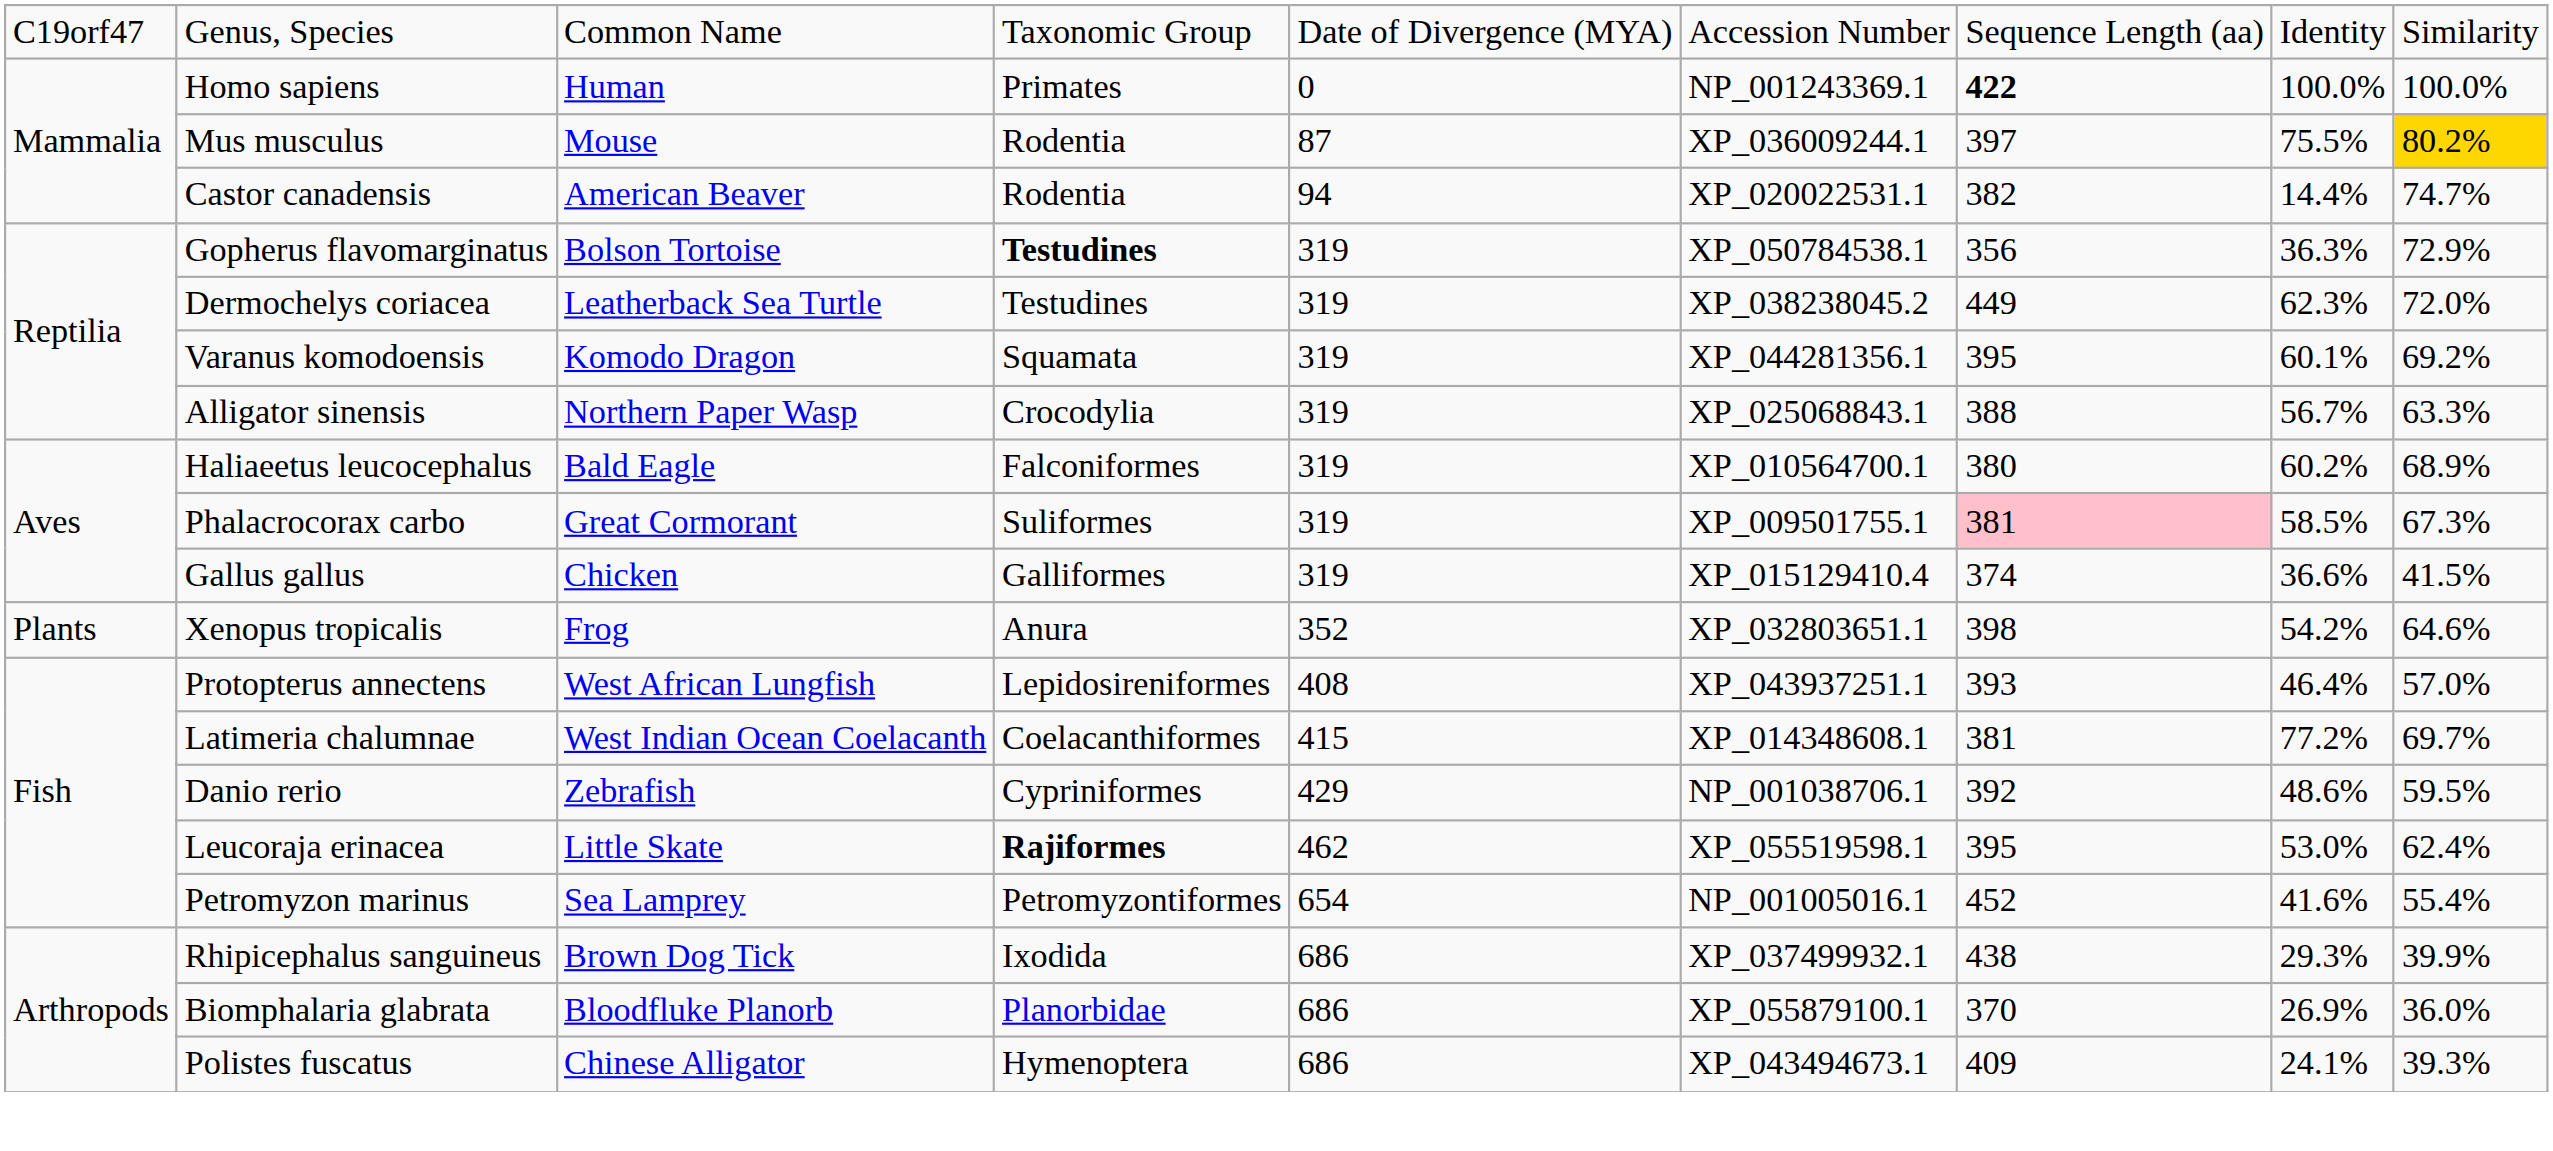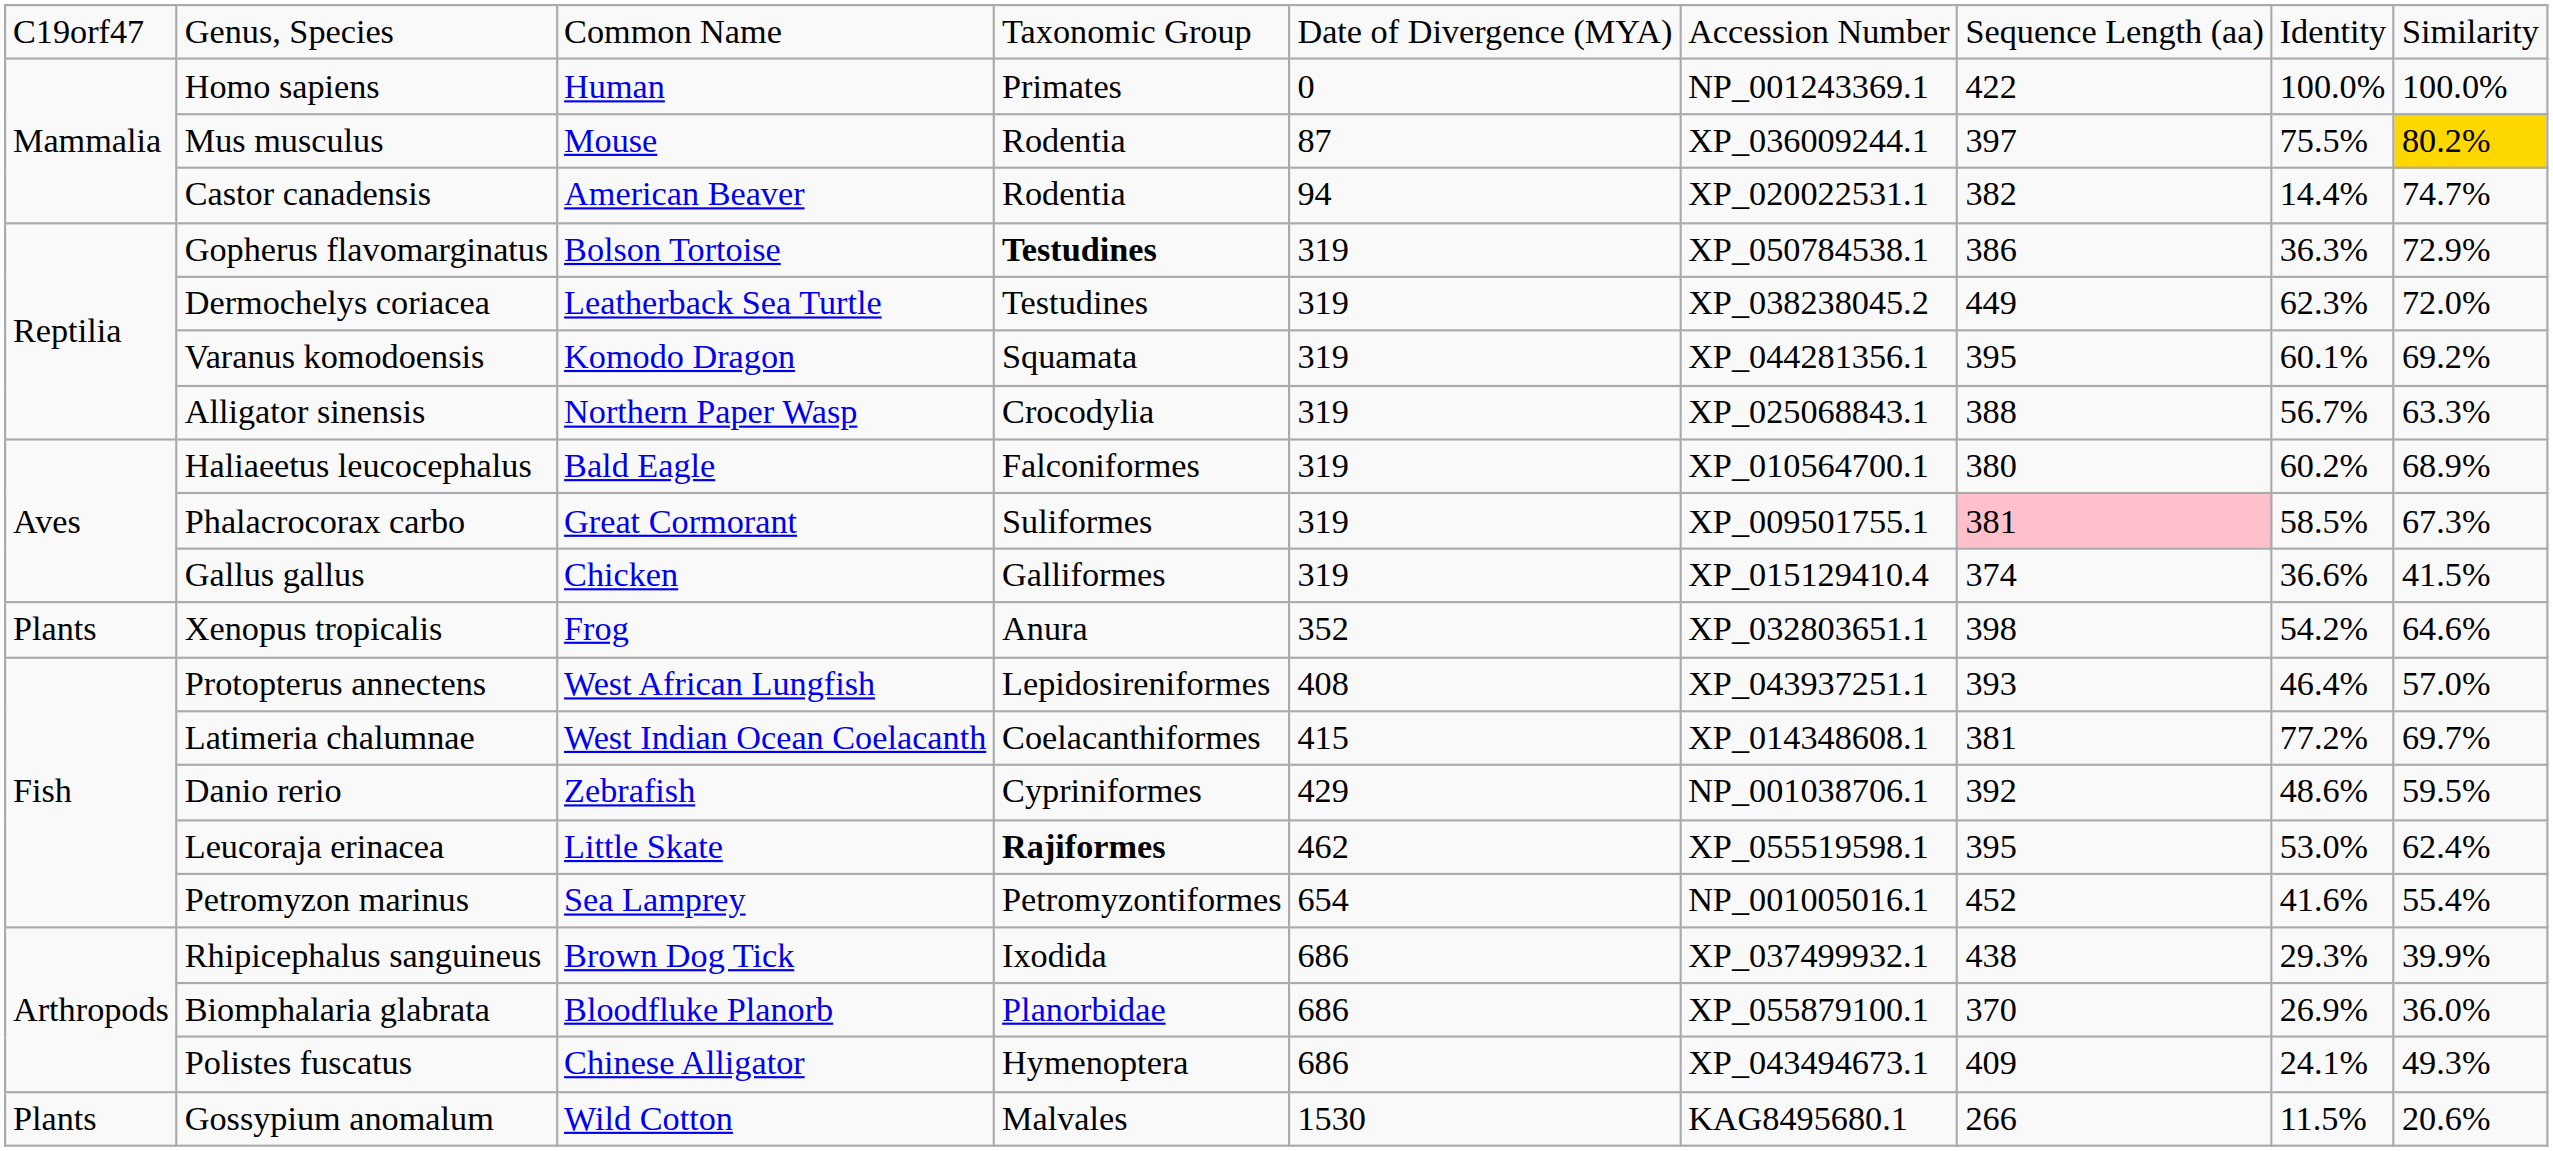(1991, 85) bold -> (1991, 85) normal
(1991, 248) 356 -> (1991, 248) 386
(2446, 1063) 39.3% -> (2446, 1063) 49.3%
+ row: (339, 1117)
